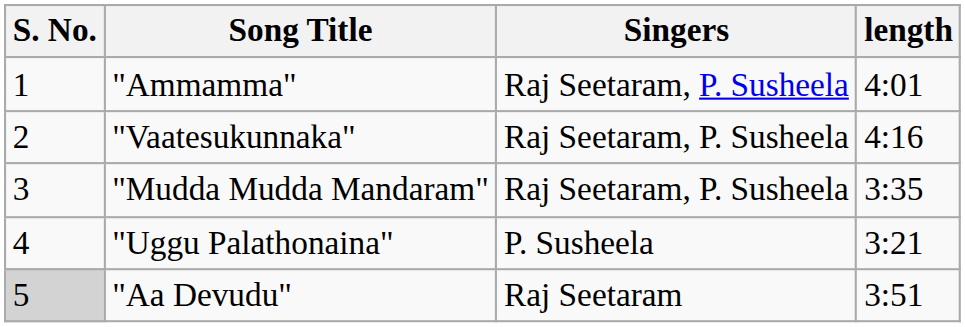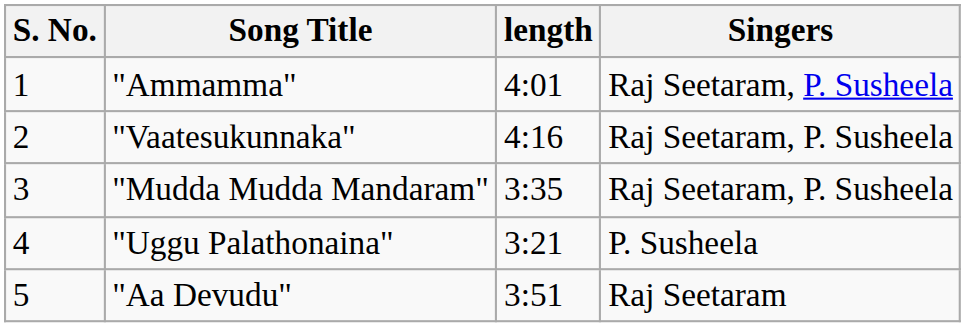columns swapped: (676, 30) <-> (909, 30)
(21, 294) lightgrey background -> (21, 294) no background
